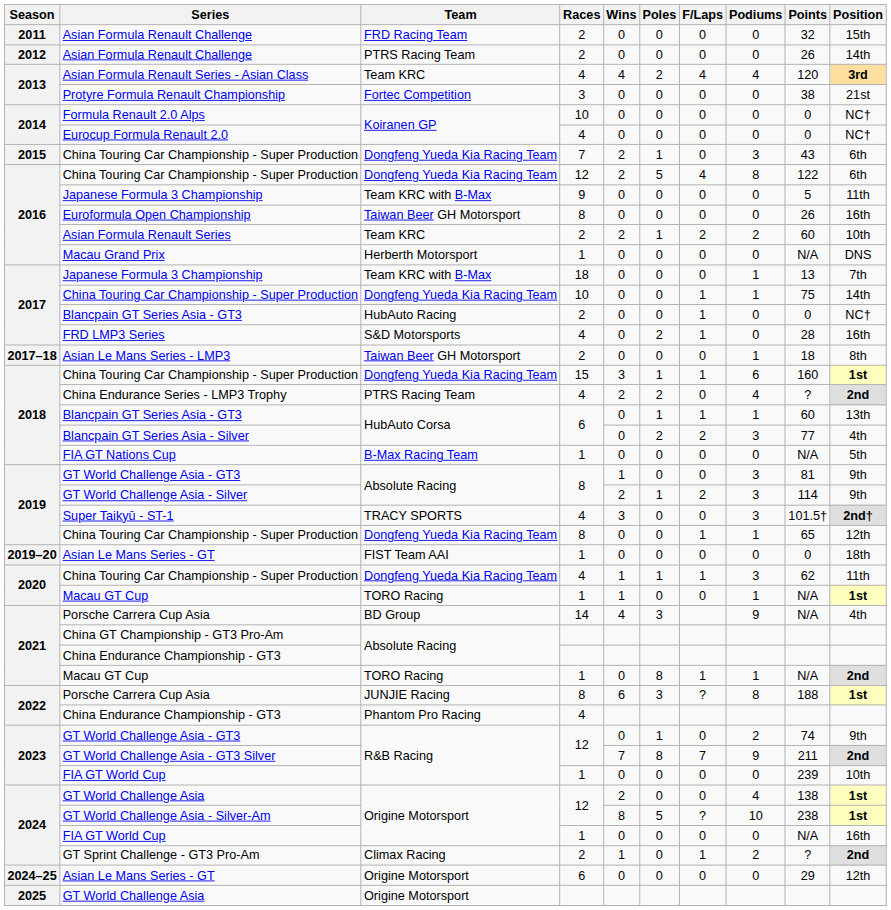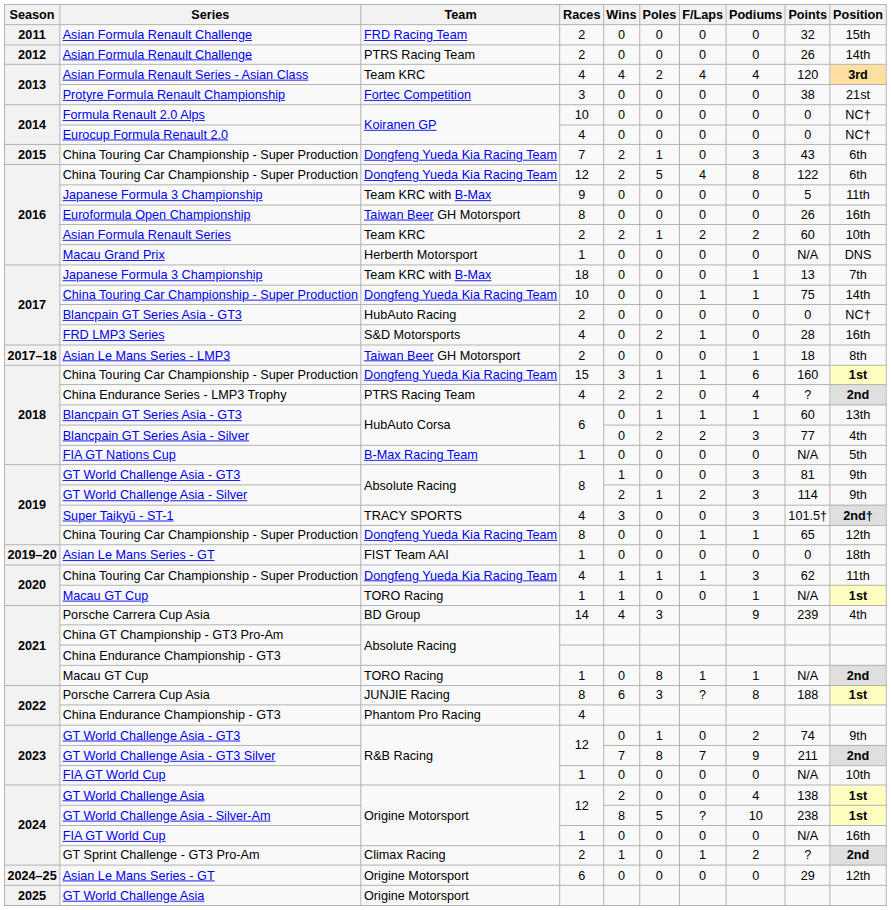(703, 315) 1 -> (703, 315) 0
(808, 615) N/A -> (808, 615) 239
(808, 776) 239 -> (808, 776) N/A
